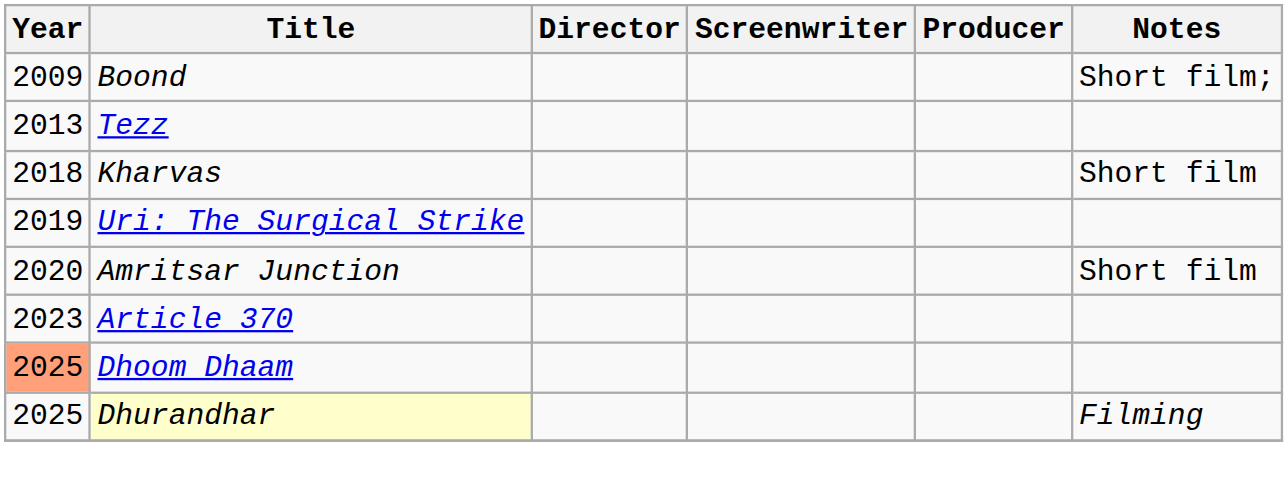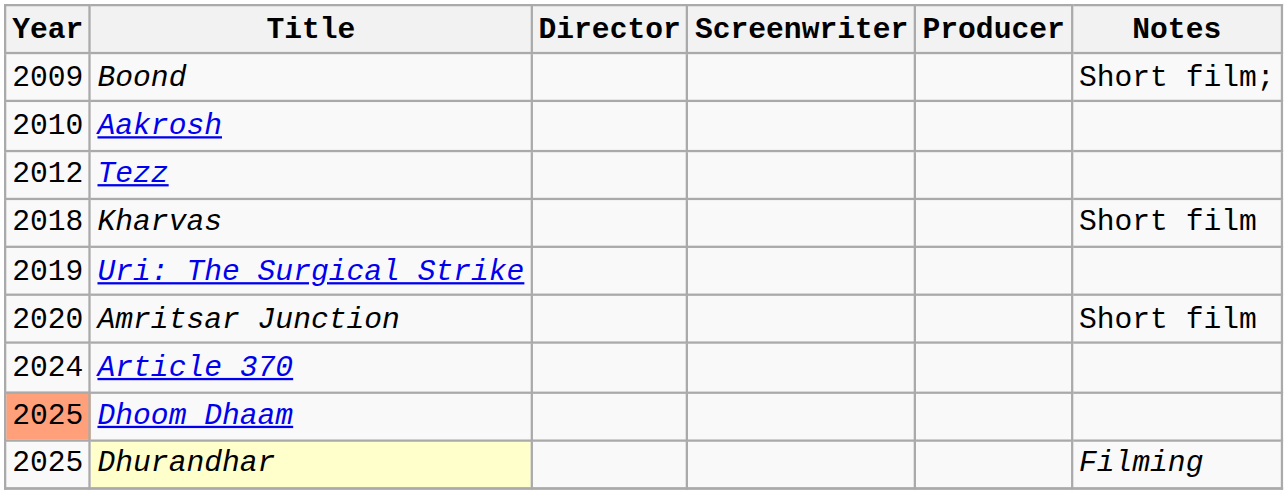+ row: (160, 126)
(48, 126) 2013 -> (48, 174) 2012
(48, 319) 2023 -> (48, 367) 2024
